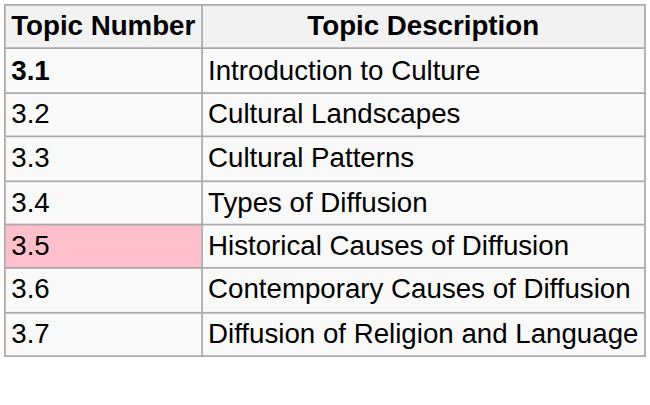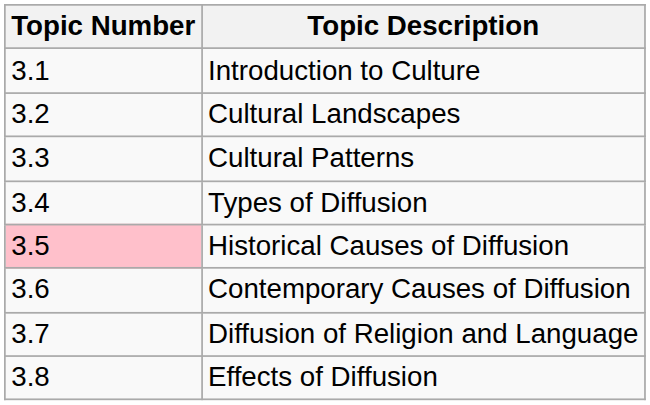(30, 70) bold -> (30, 70) normal
+ row: (323, 377)
